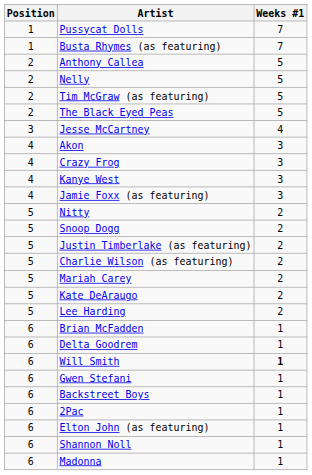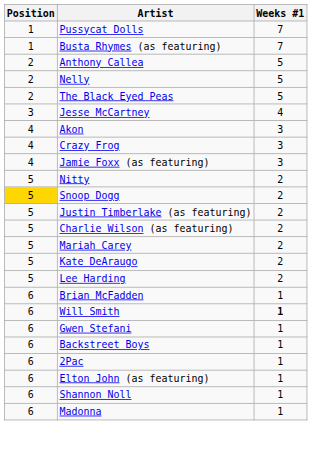- row: (134, 95)
- row: (90, 178)
(31, 228) no background -> (31, 195) gold background
- row: (99, 345)
